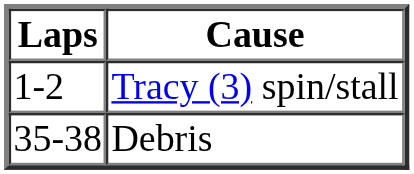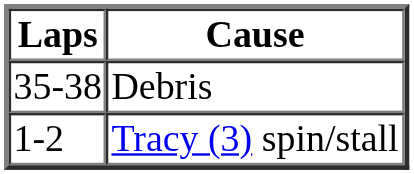rows swapped: (255, 86) <-> (162, 138)
